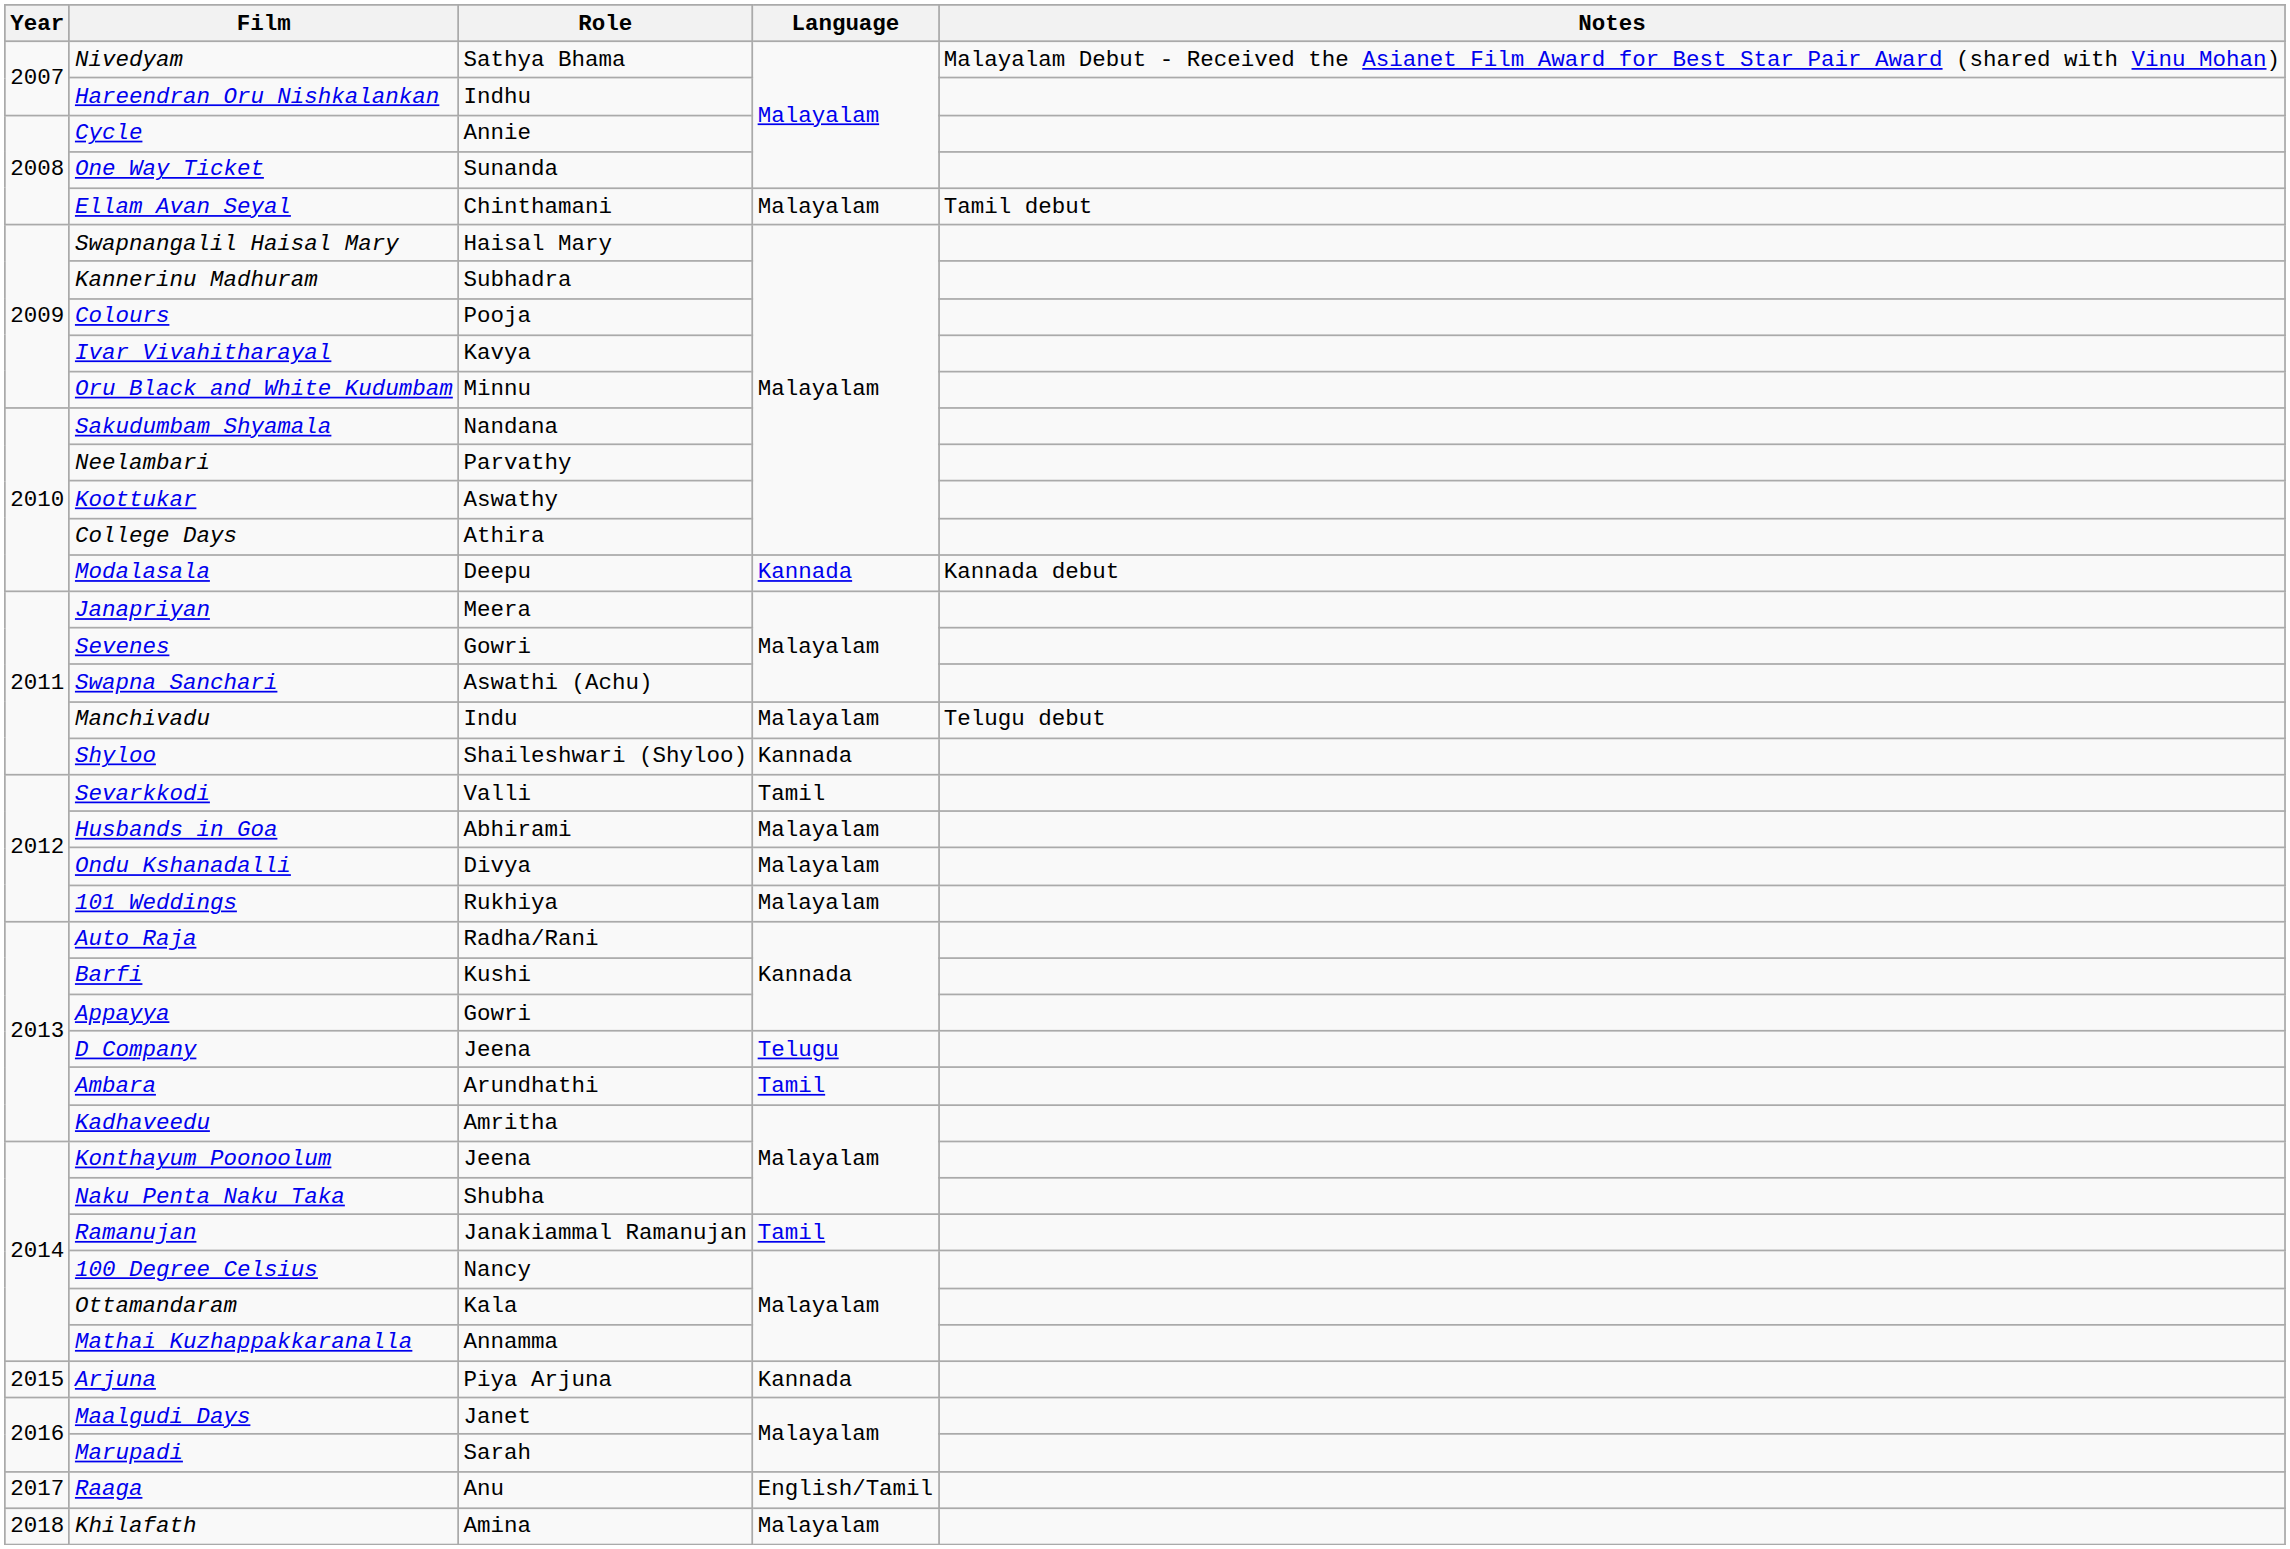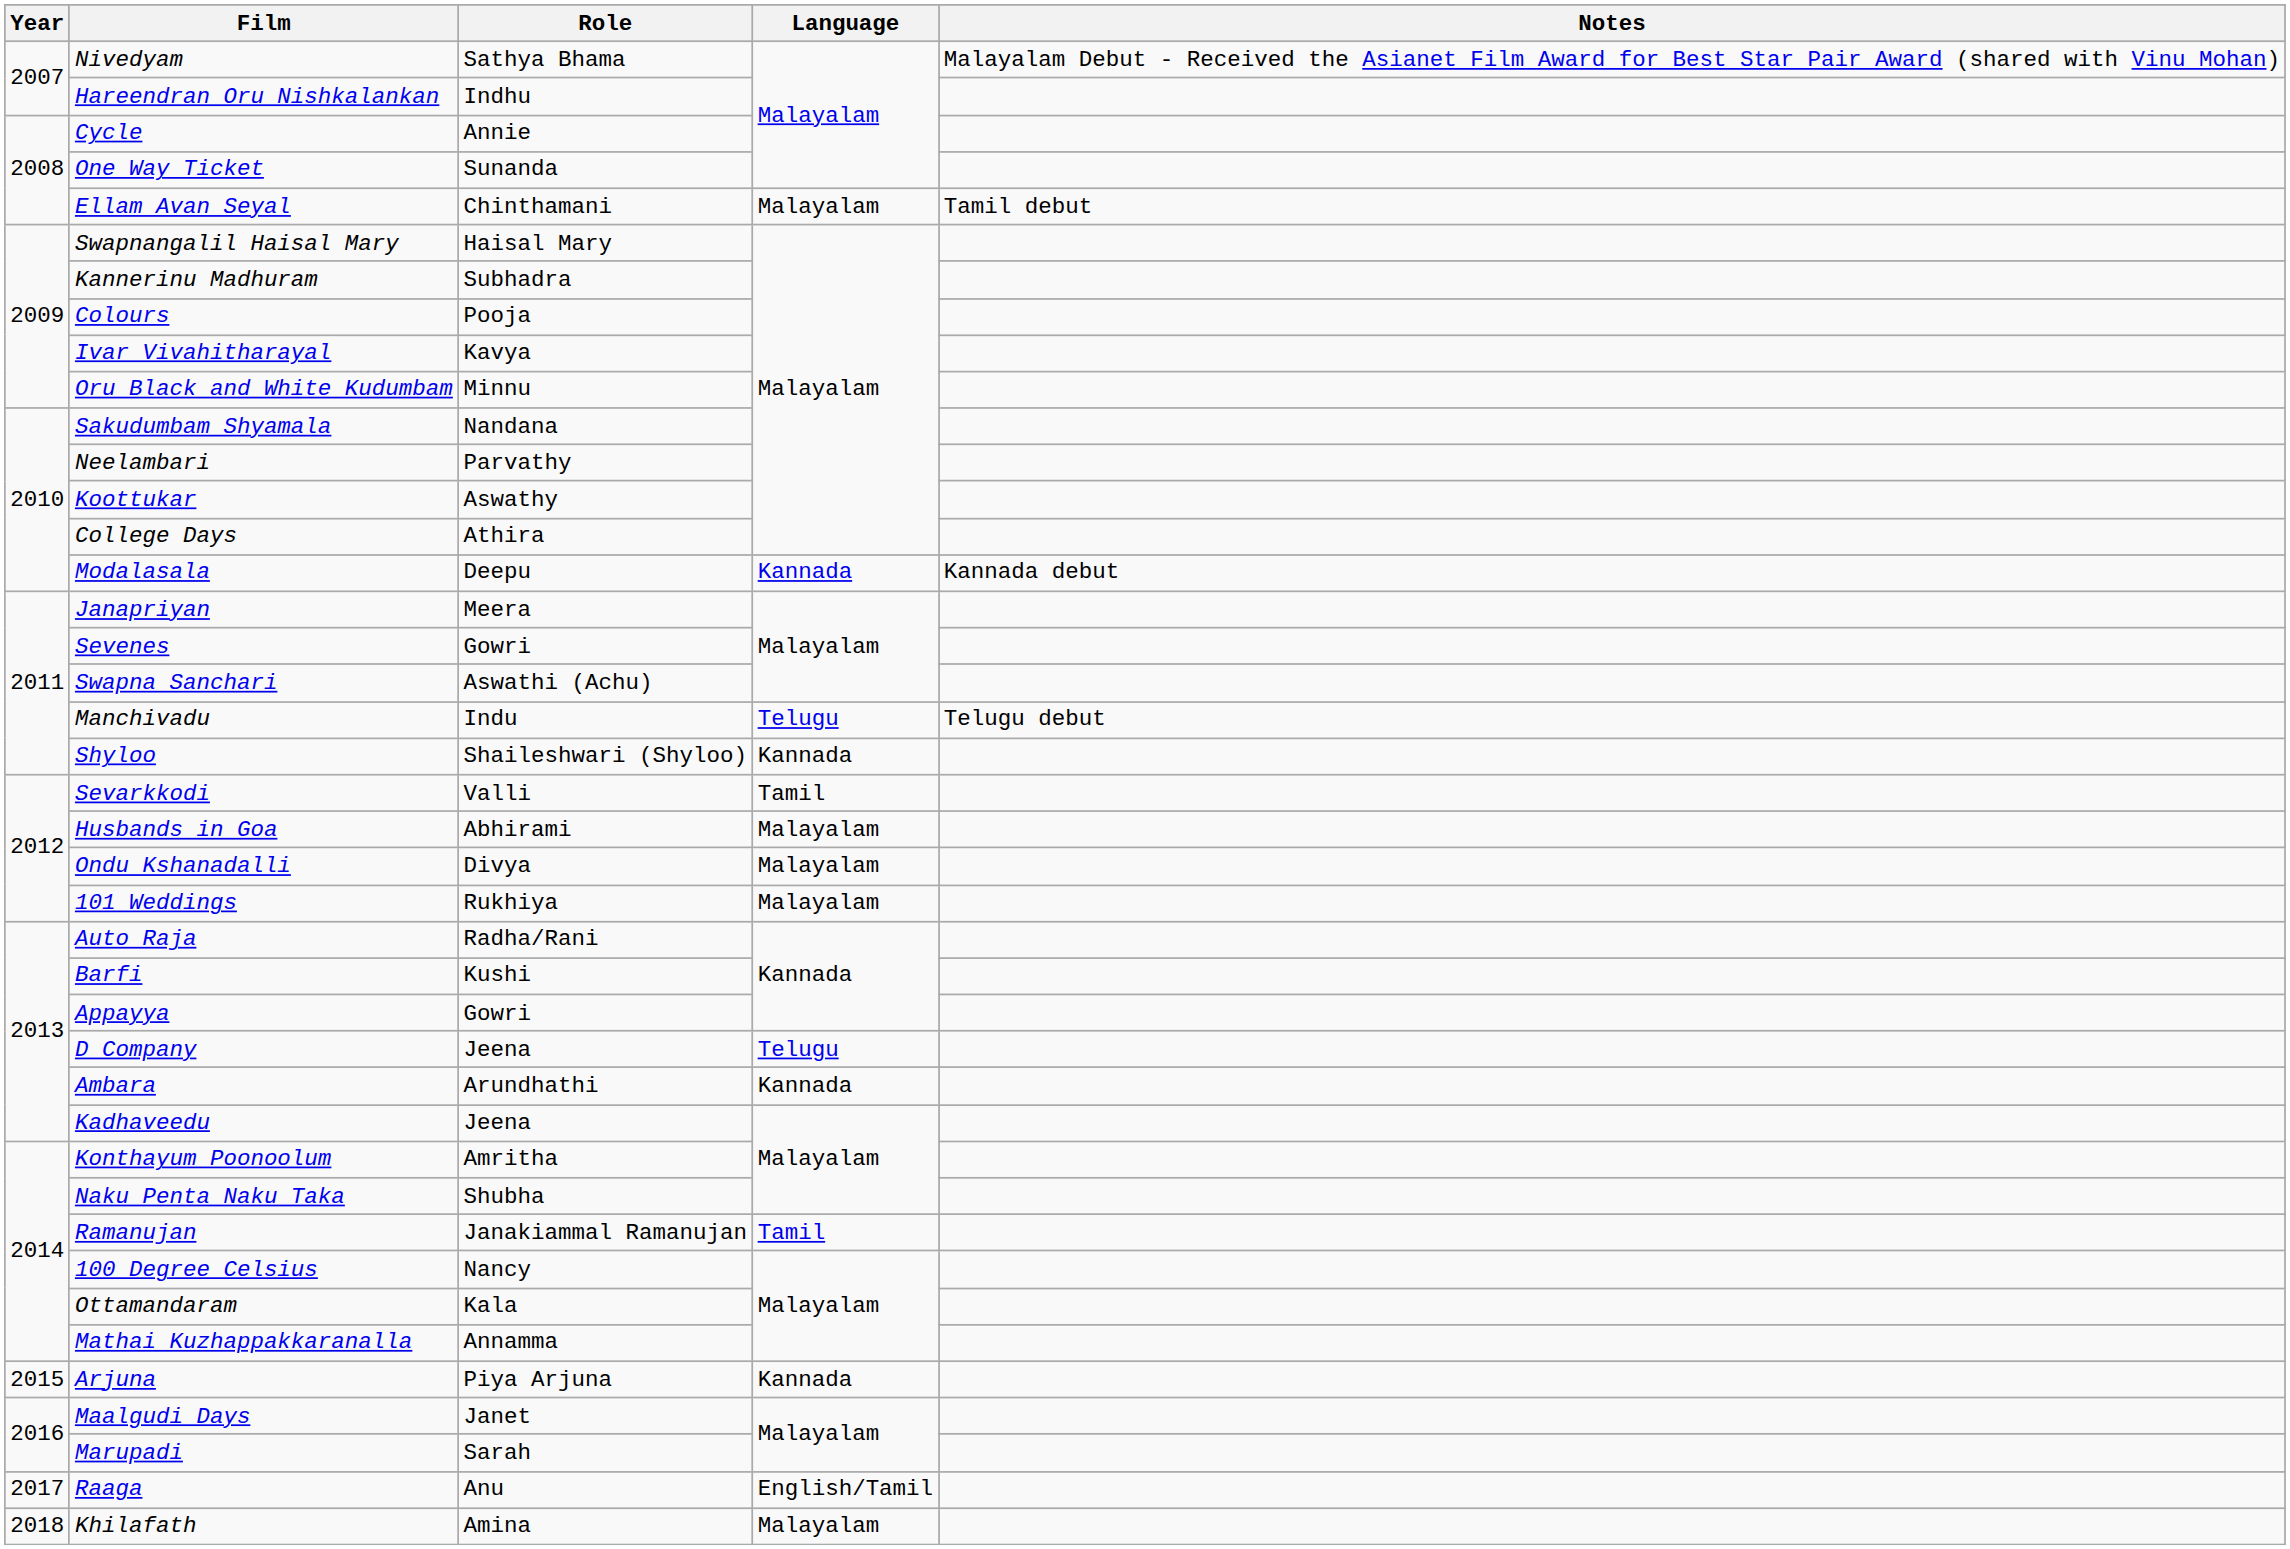(818, 720) Malayalam -> (798, 720) Telugu
(791, 1086) Tamil -> (805, 1086) Kannada
(511, 1123) Amritha -> (497, 1123) Jeena
(497, 1159) Jeena -> (511, 1159) Amritha
